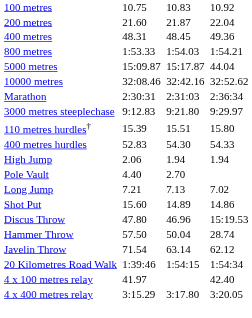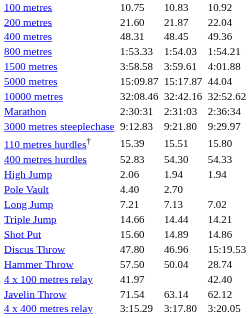+ row: (31, 67)
+ row: (30, 219)
rows swapped: (35, 249) <-> (48, 279)
- row: (60, 264)
